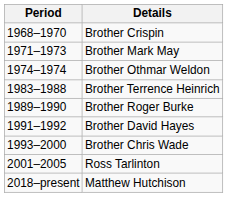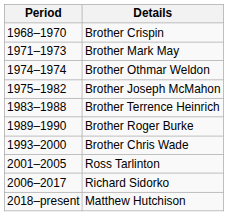+ row: (153, 88)
- row: (140, 126)
+ row: (127, 182)
